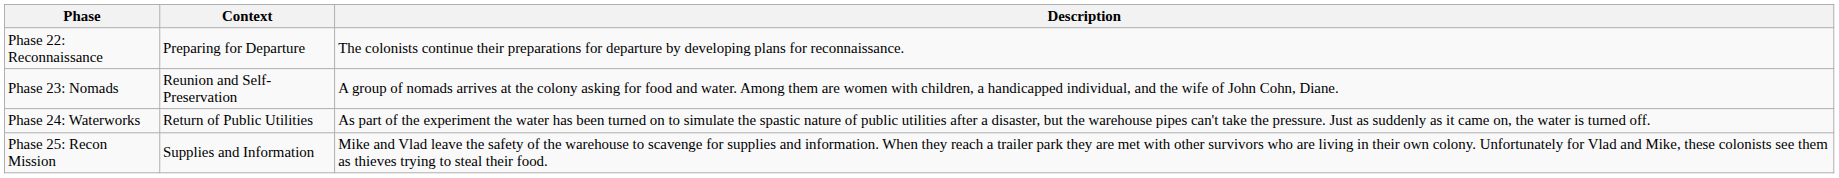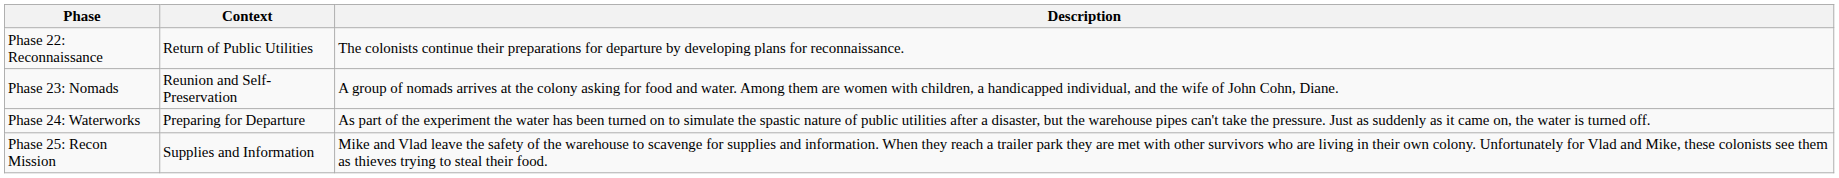(234, 48) Preparing for Departure -> (238, 48) Return of Public Utilities
(238, 120) Return of Public Utilities -> (234, 120) Preparing for Departure
